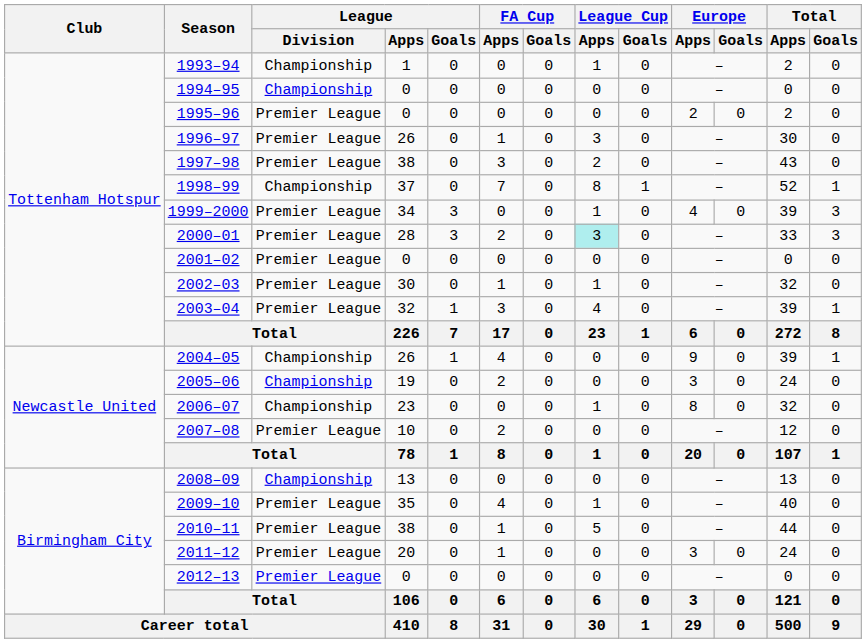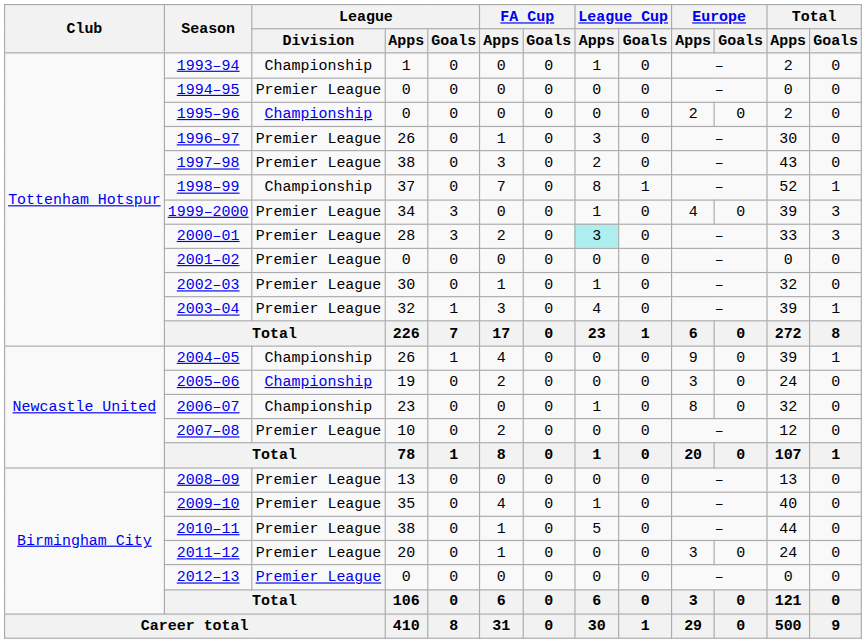(318, 90) Championship -> (318, 90) Premier League
(318, 114) Premier League -> (318, 114) Championship
(318, 480) Championship -> (318, 480) Premier League
